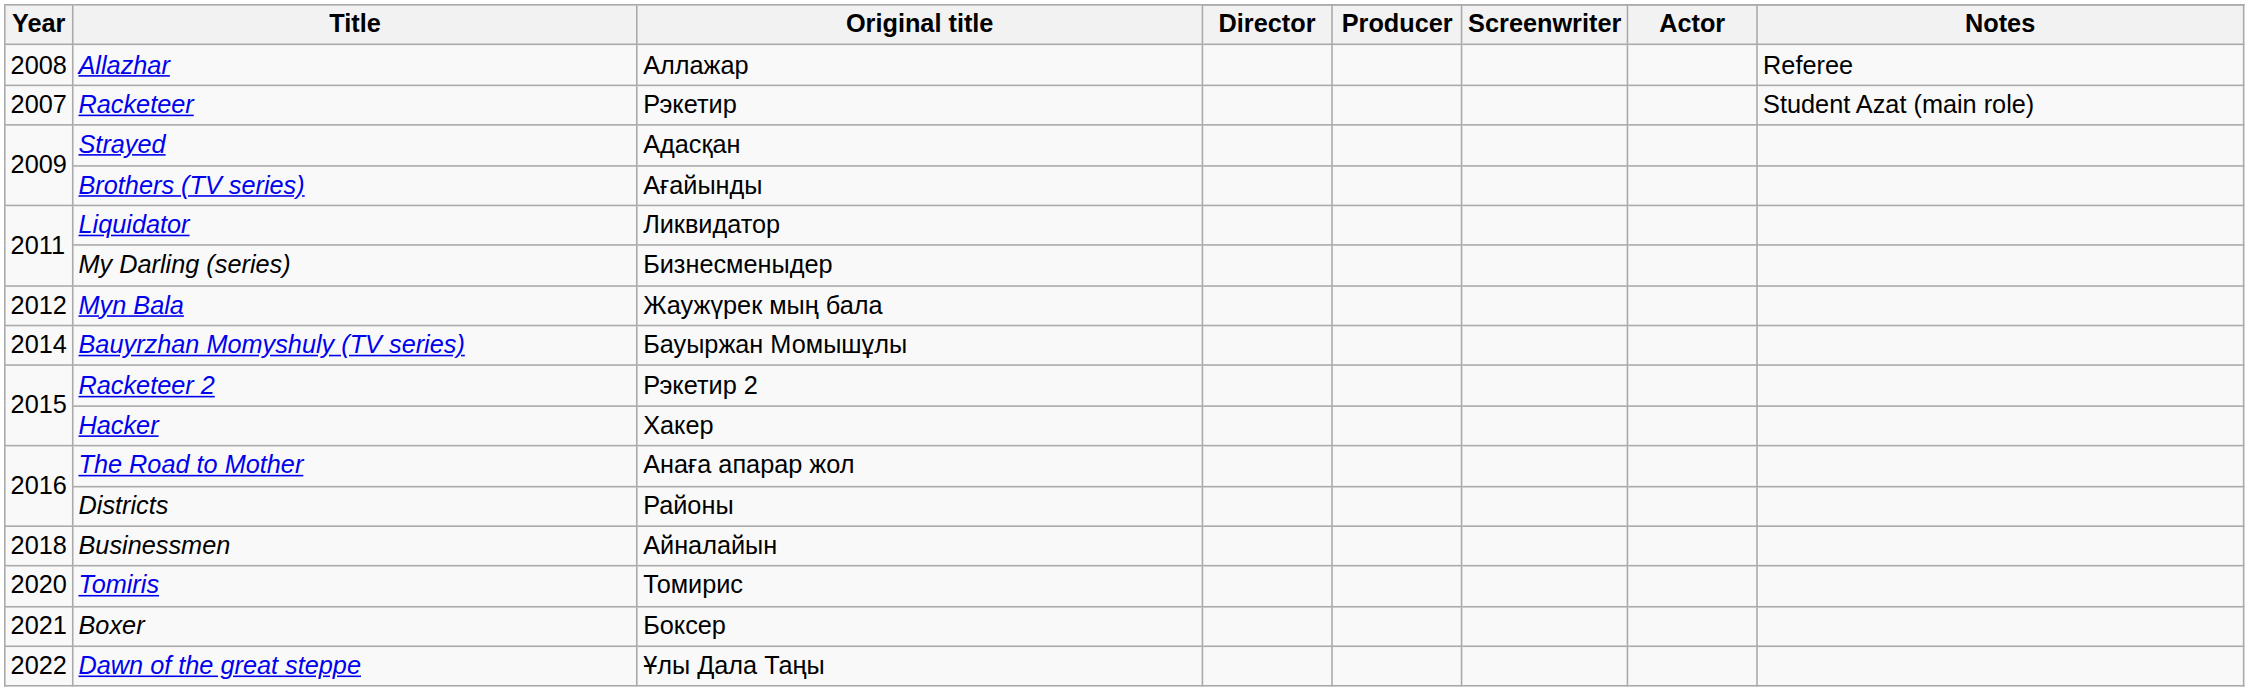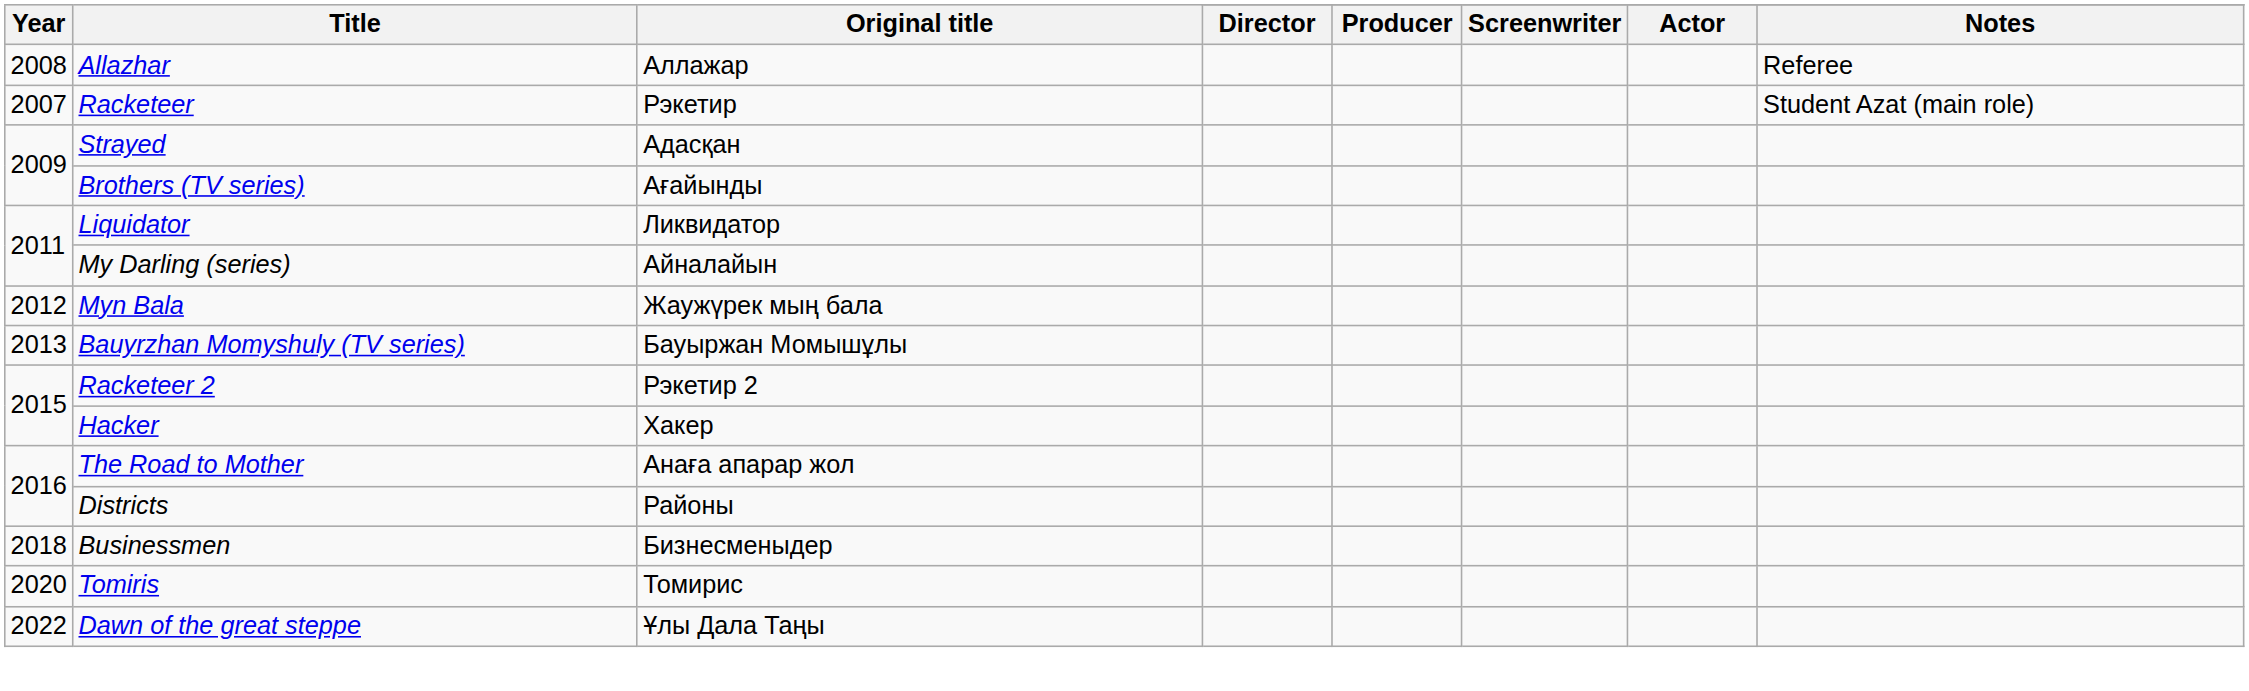(738, 265) Бизнесменыдер -> (710, 265) Айналайын
(39, 345) 2014 -> (39, 345) 2013
(710, 545) Айналайын -> (738, 545) Бизнесменыдер
- row: (112, 625)
